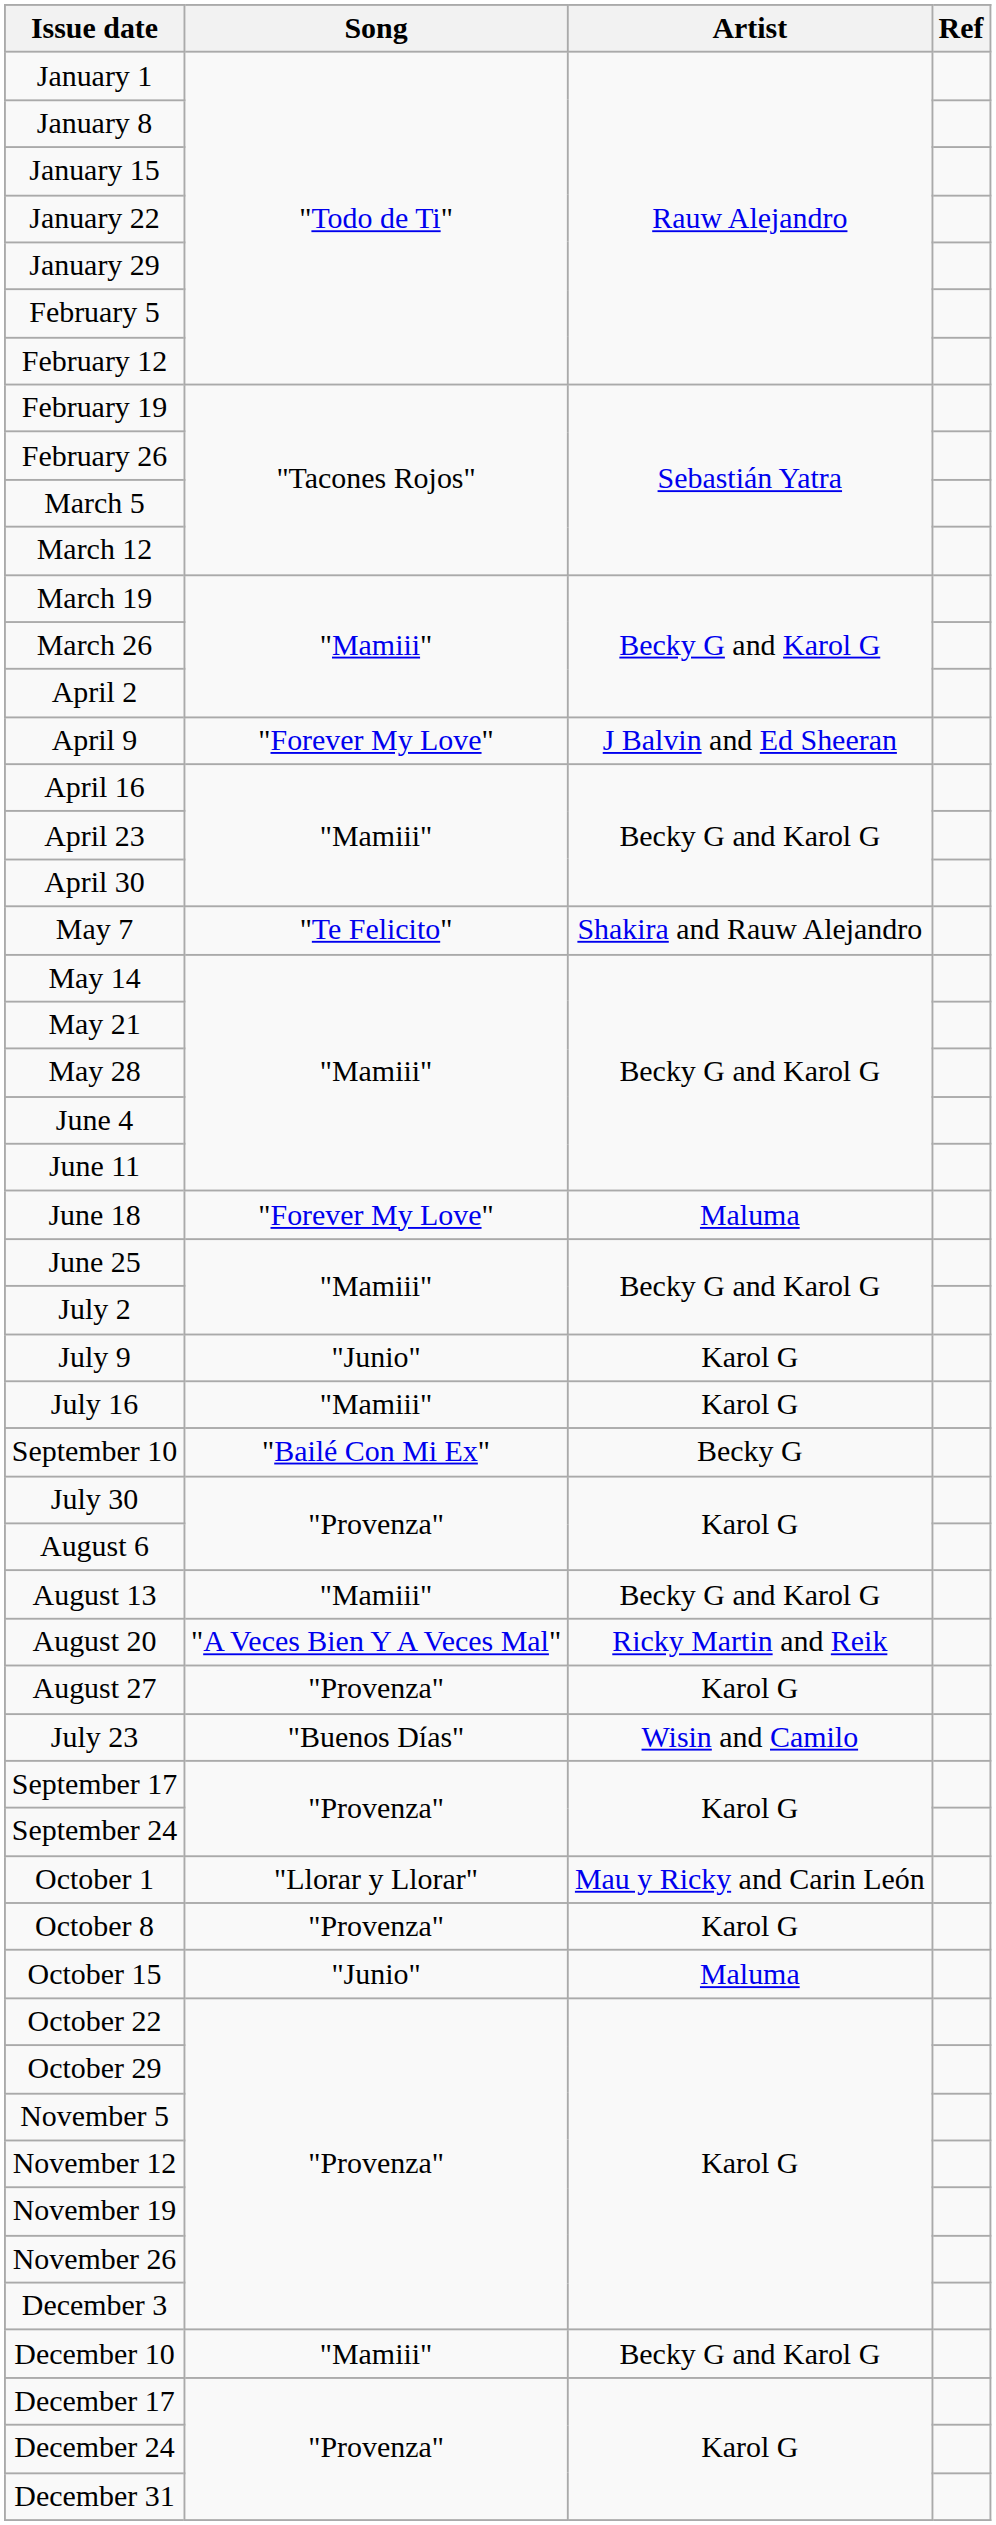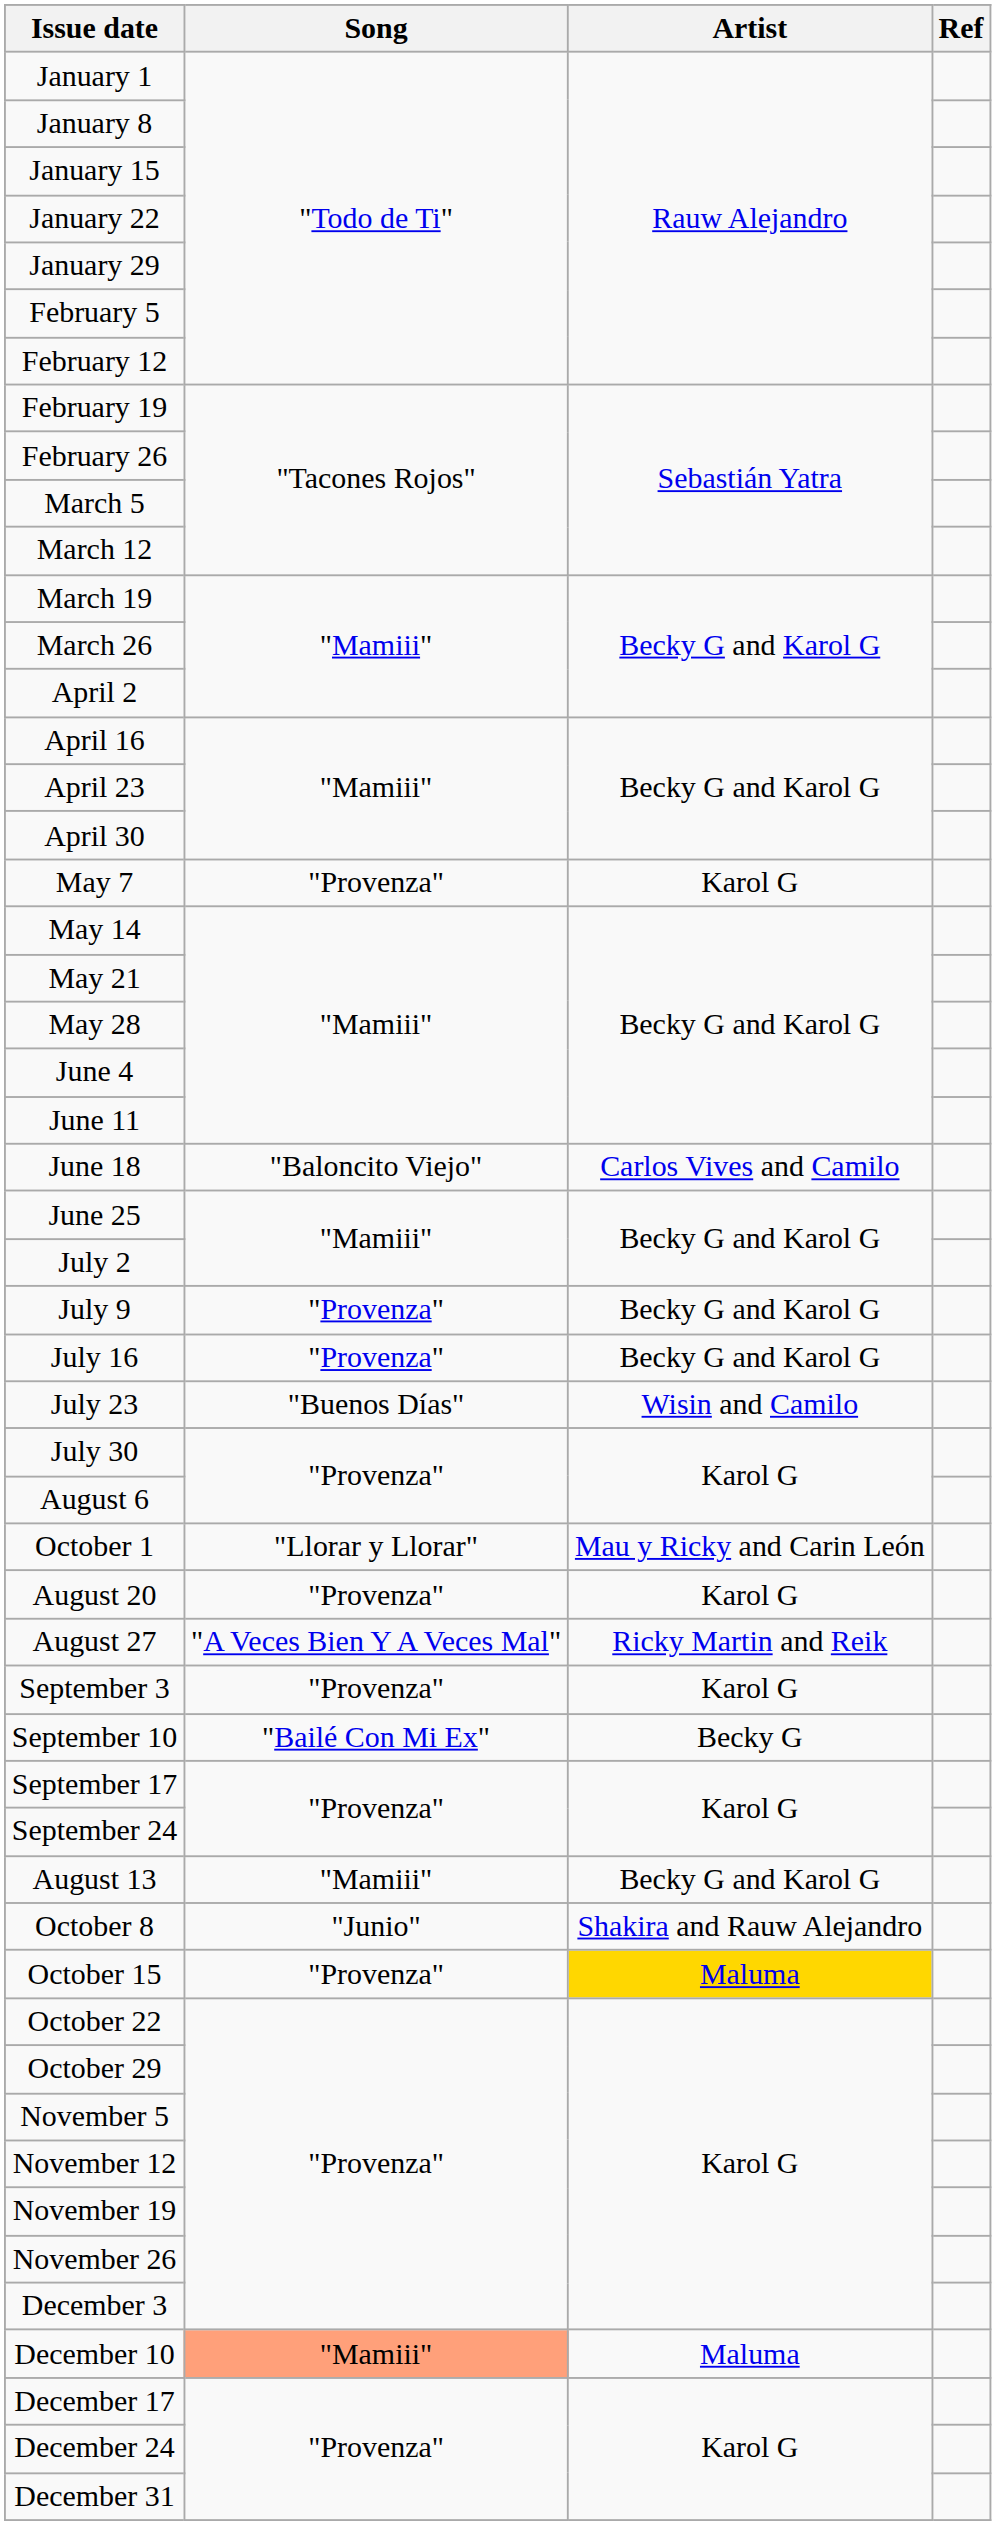- row: (94, 739)
(376, 929) "Te Felicito" -> (376, 882) "Provenza"
(750, 929) Shakira and Rauw Alejandro -> (750, 882) Karol G
(376, 1214) "Forever My Love" -> (376, 1167) "Baloncito Viejo"
(750, 1214) Maluma -> (750, 1167) Carlos Vives and Camilo
(376, 1356) "Junio" -> (376, 1309) "Provenza"
(750, 1356) Karol G -> (750, 1309) Becky G and Karol G
(376, 1404) "Mamiii" -> (376, 1356) "Provenza"
(750, 1404) Karol G -> (750, 1356) Becky G and Karol G
rows swapped: (95, 1736) <-> (95, 1451)
rows swapped: (95, 1594) <-> (94, 1878)
(376, 1641) "A Veces Bien Y A Veces Mal" -> (376, 1594) "Provenza"
(750, 1641) Ricky Martin and Reik -> (750, 1594) Karol G
(376, 1689) "Provenza" -> (376, 1641) "A Veces Bien Y A Veces Mal"
(750, 1689) Karol G -> (750, 1641) Ricky Martin and Reik
+ row: (95, 1689)
(376, 1926) "Provenza" -> (376, 1926) "Junio"
(750, 1926) Karol G -> (750, 1926) Shakira and Rauw Alejandro
(376, 1973) "Junio" -> (376, 1973) "Provenza"
(750, 1973) no background -> (750, 1973) gold background
(376, 2353) no background -> (376, 2353) lightsalmon background
(750, 2353) Becky G and Karol G -> (750, 2353) Maluma
